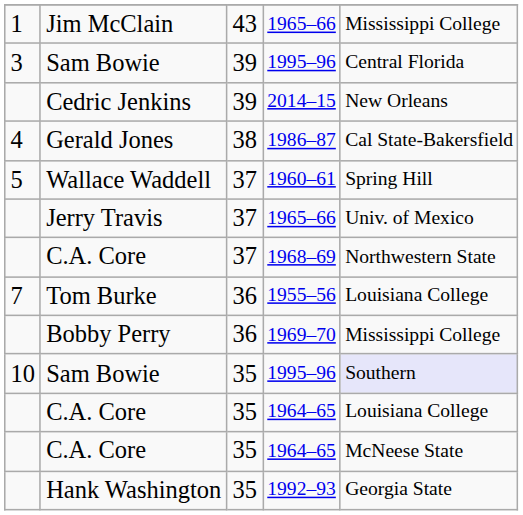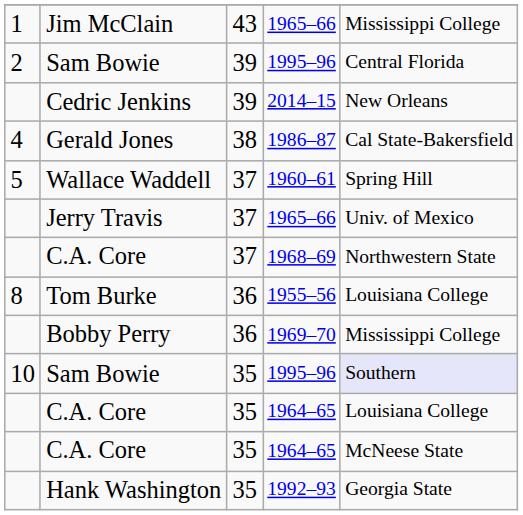(17, 62) 3 -> (17, 62) 2
(17, 295) 7 -> (17, 295) 8
